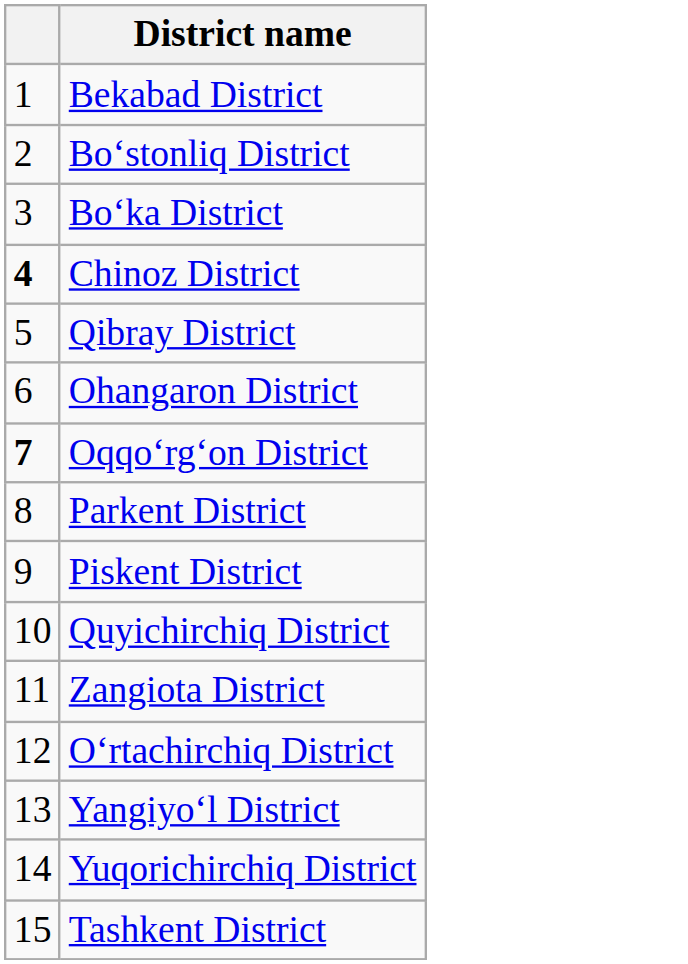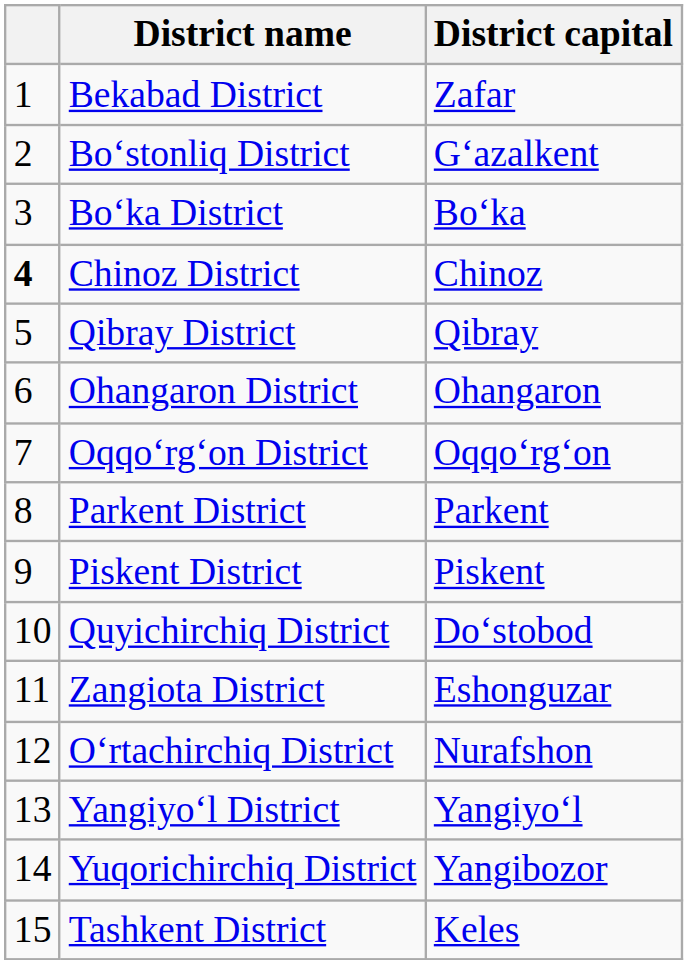+ column: (553, 34)
(23, 451) bold -> (23, 451) normal
